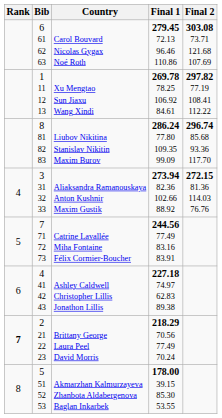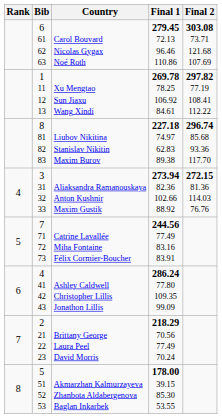(166, 143) 286.24 77.80 109.35 99.09 -> (166, 143) 227.18 74.97 62.83 89.38
(166, 290) 227.18 74.97 62.83 89.38 -> (166, 290) 286.24 77.80 109.35 99.09
(18, 340) bold -> (18, 340) normal
